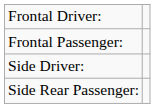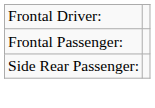- row: (46, 66)
